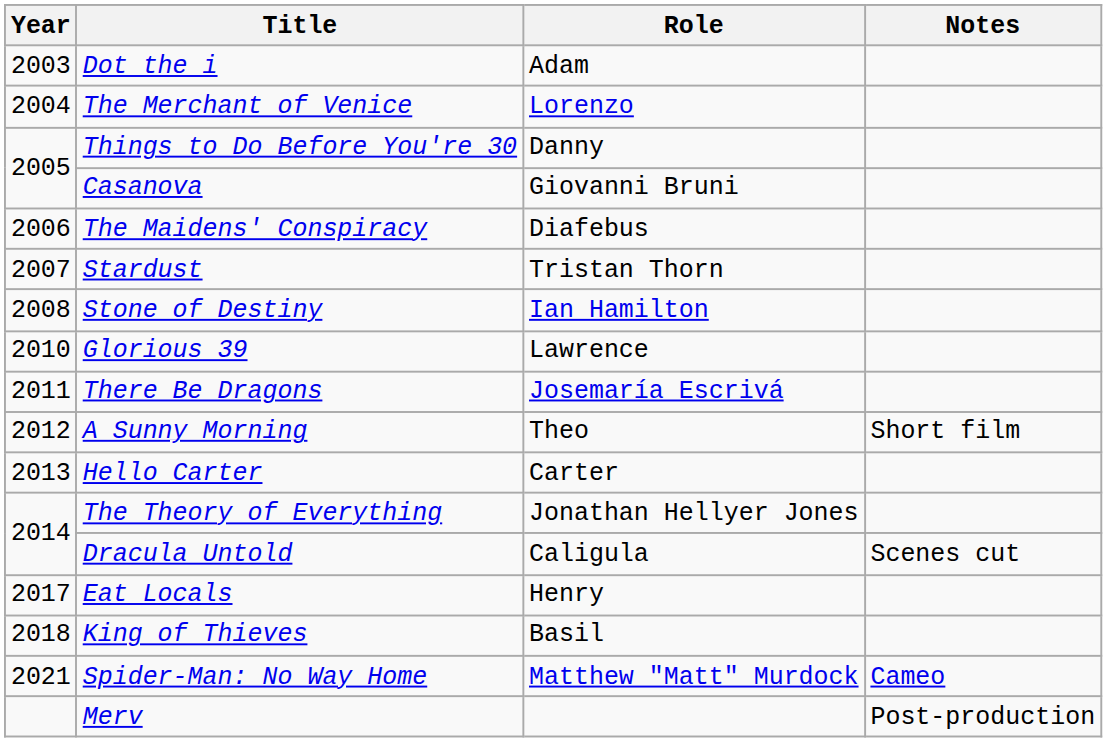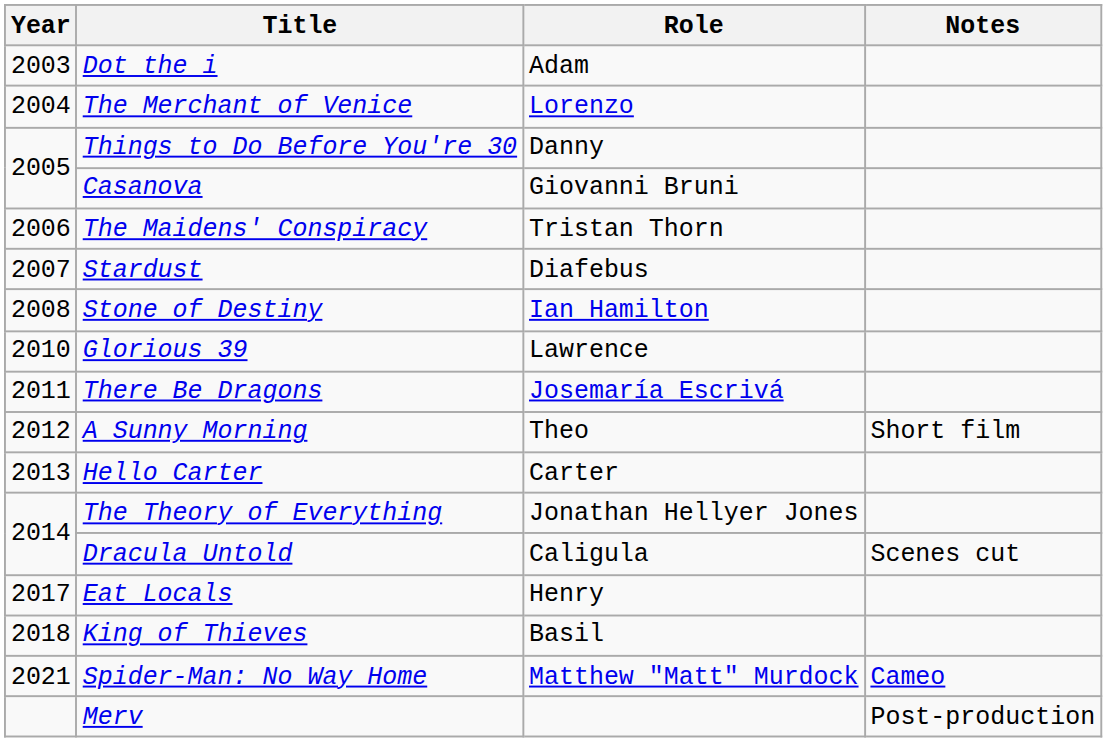(589, 229) Diafebus -> (626, 229) Tristan Thorn
(626, 269) Tristan Thorn -> (589, 269) Diafebus
